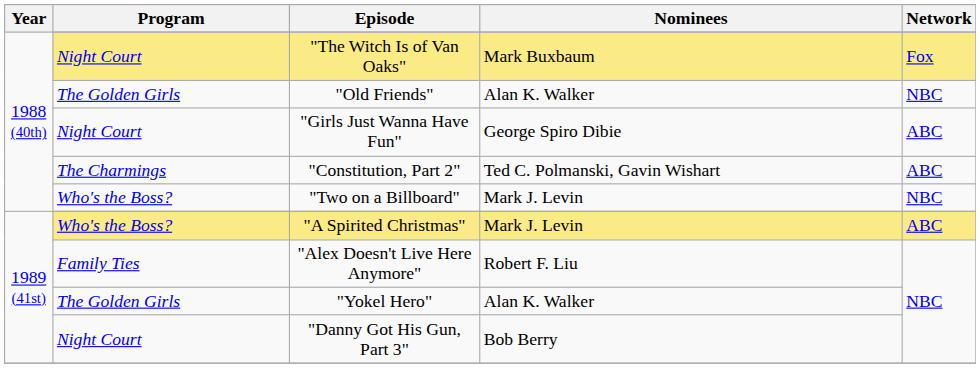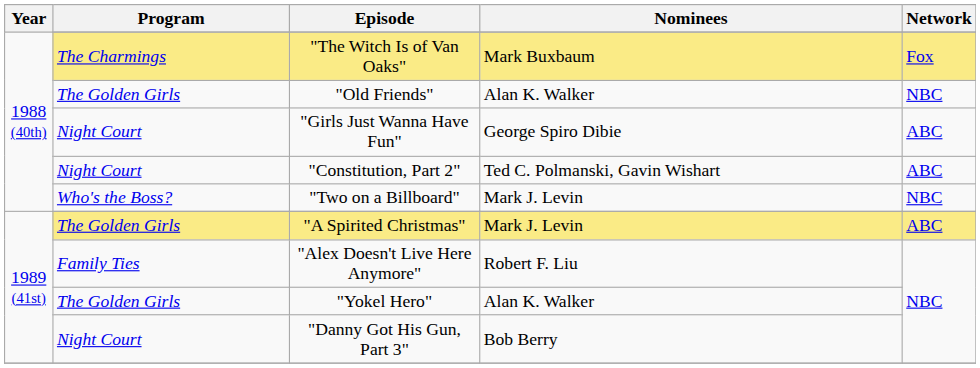(99, 56) Night Court -> (111, 56) The Charmings
(111, 169) The Charmings -> (99, 169) Night Court
(115, 225) Who's the Boss? -> (119, 225) The Golden Girls
